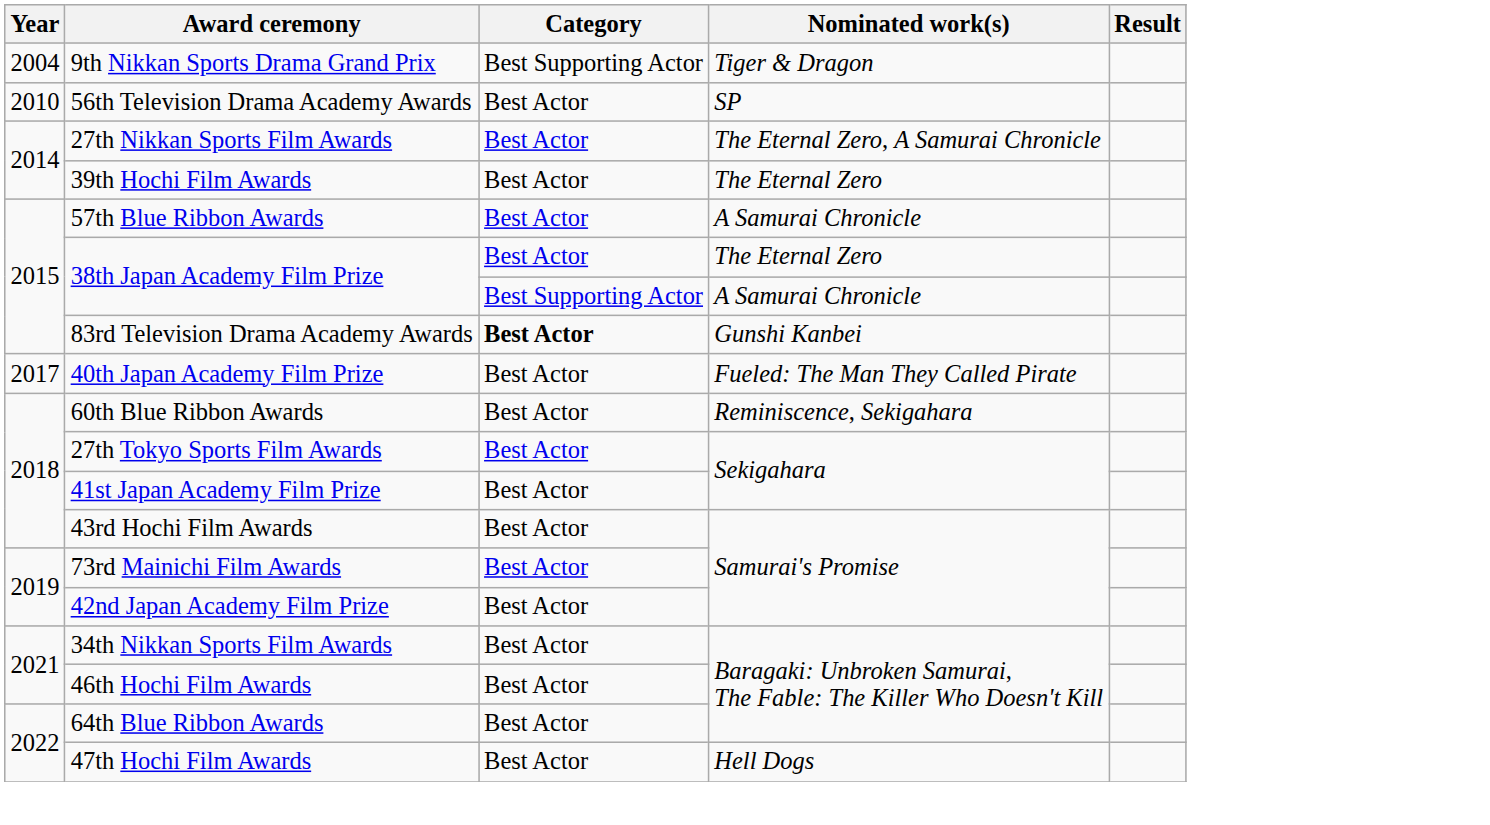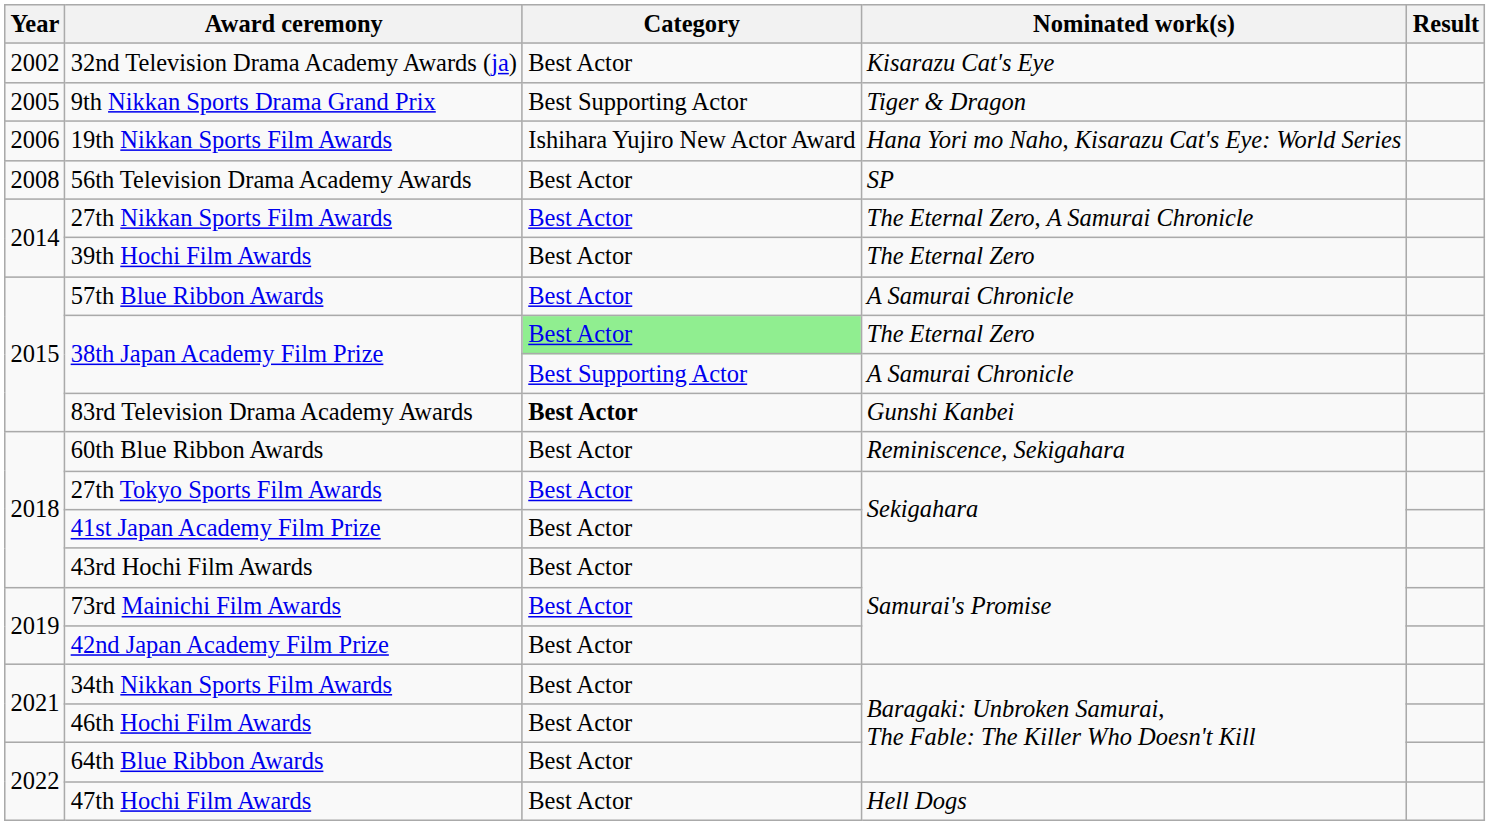+ row: (294, 62)
(35, 62) 2004 -> (35, 101) 2005
+ row: (231, 140)
(35, 101) 2010 -> (35, 179) 2008
(536, 256) no background -> (580, 334) lightgreen background
- row: (227, 373)
